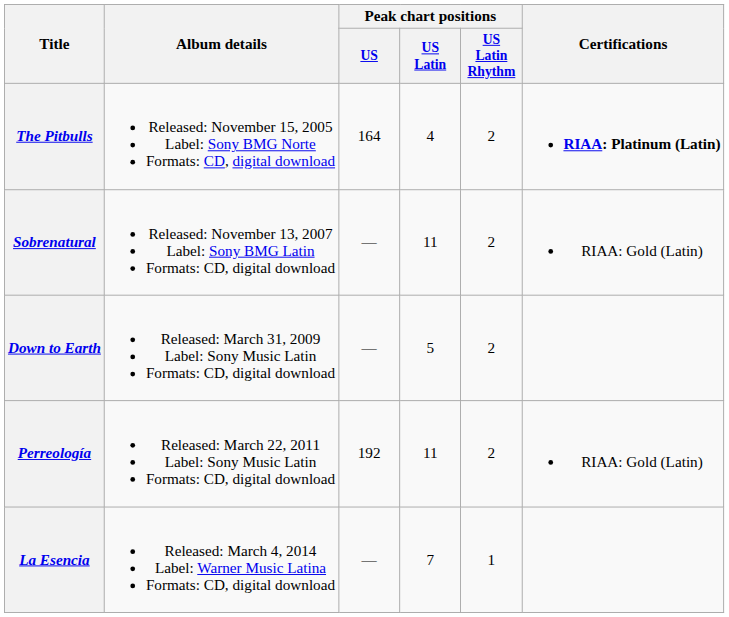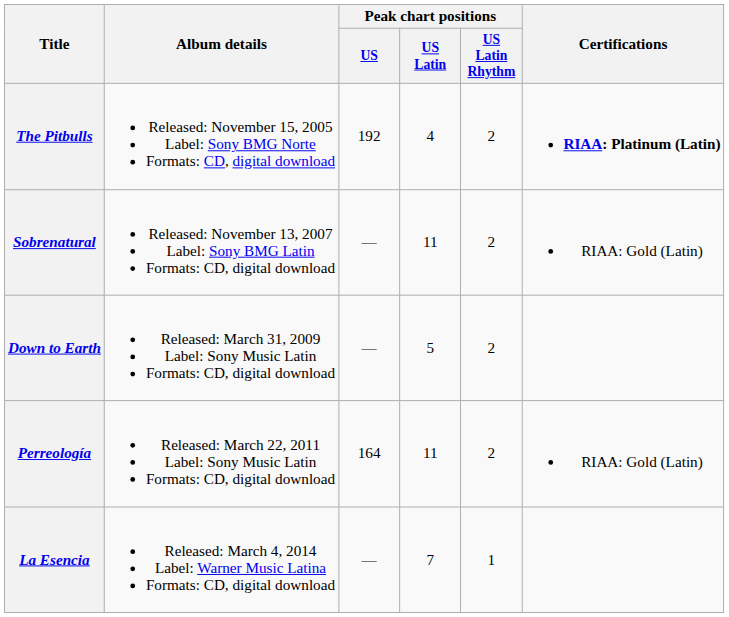(369, 136) 164 -> (369, 136) 192
(369, 453) 192 -> (369, 453) 164
